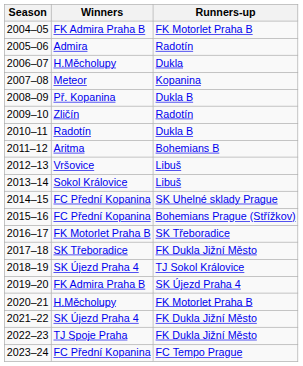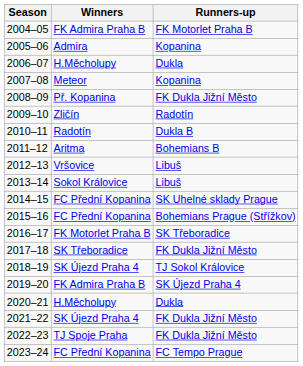(174, 47) Radotín -> (178, 47) Kopanina
(174, 98) Dukla B -> (206, 98) FK Dukla Jižní Město
(204, 302) FK Motorlet Praha B -> (169, 302) Dukla
